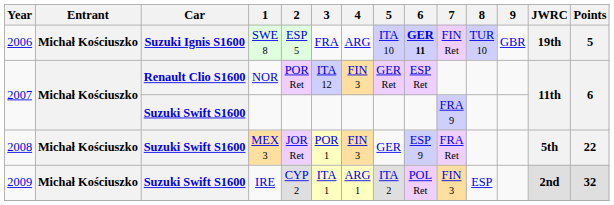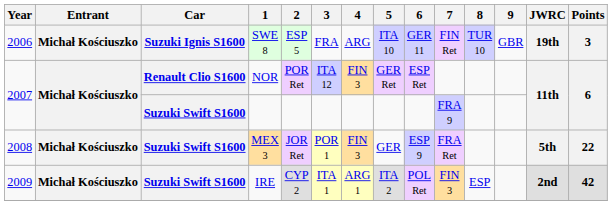(420, 42) bold -> (419, 42) normal
(590, 42) 5 -> (588, 42) 3
(590, 183) 32 -> (588, 183) 42
